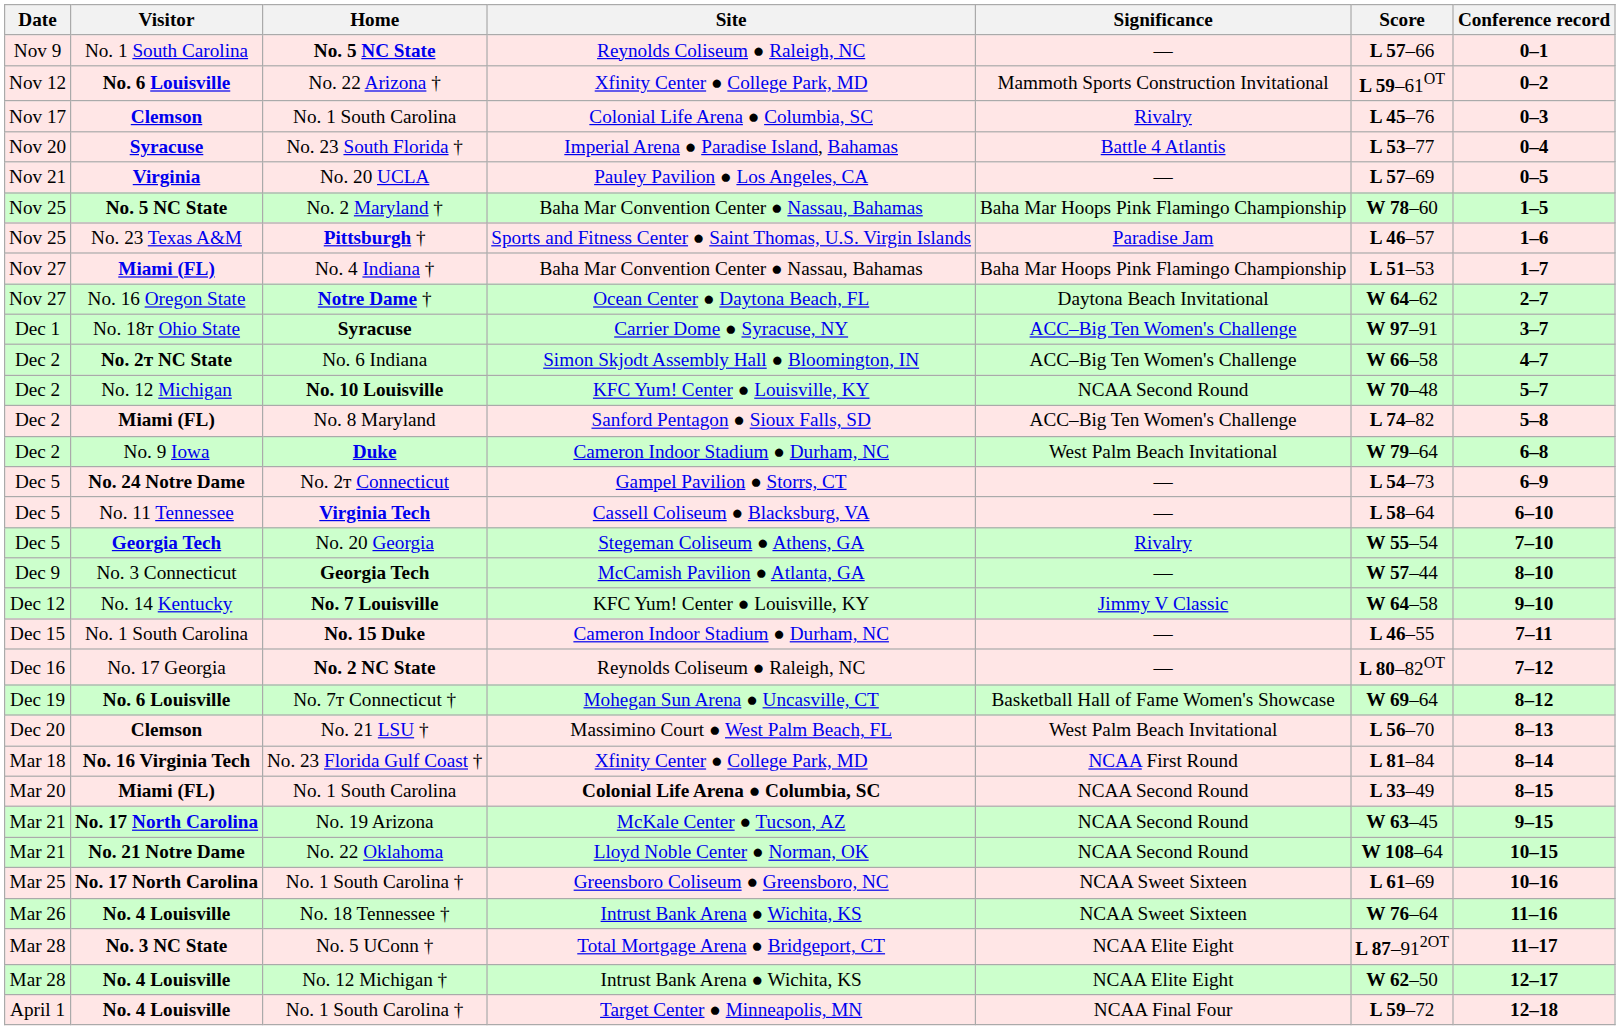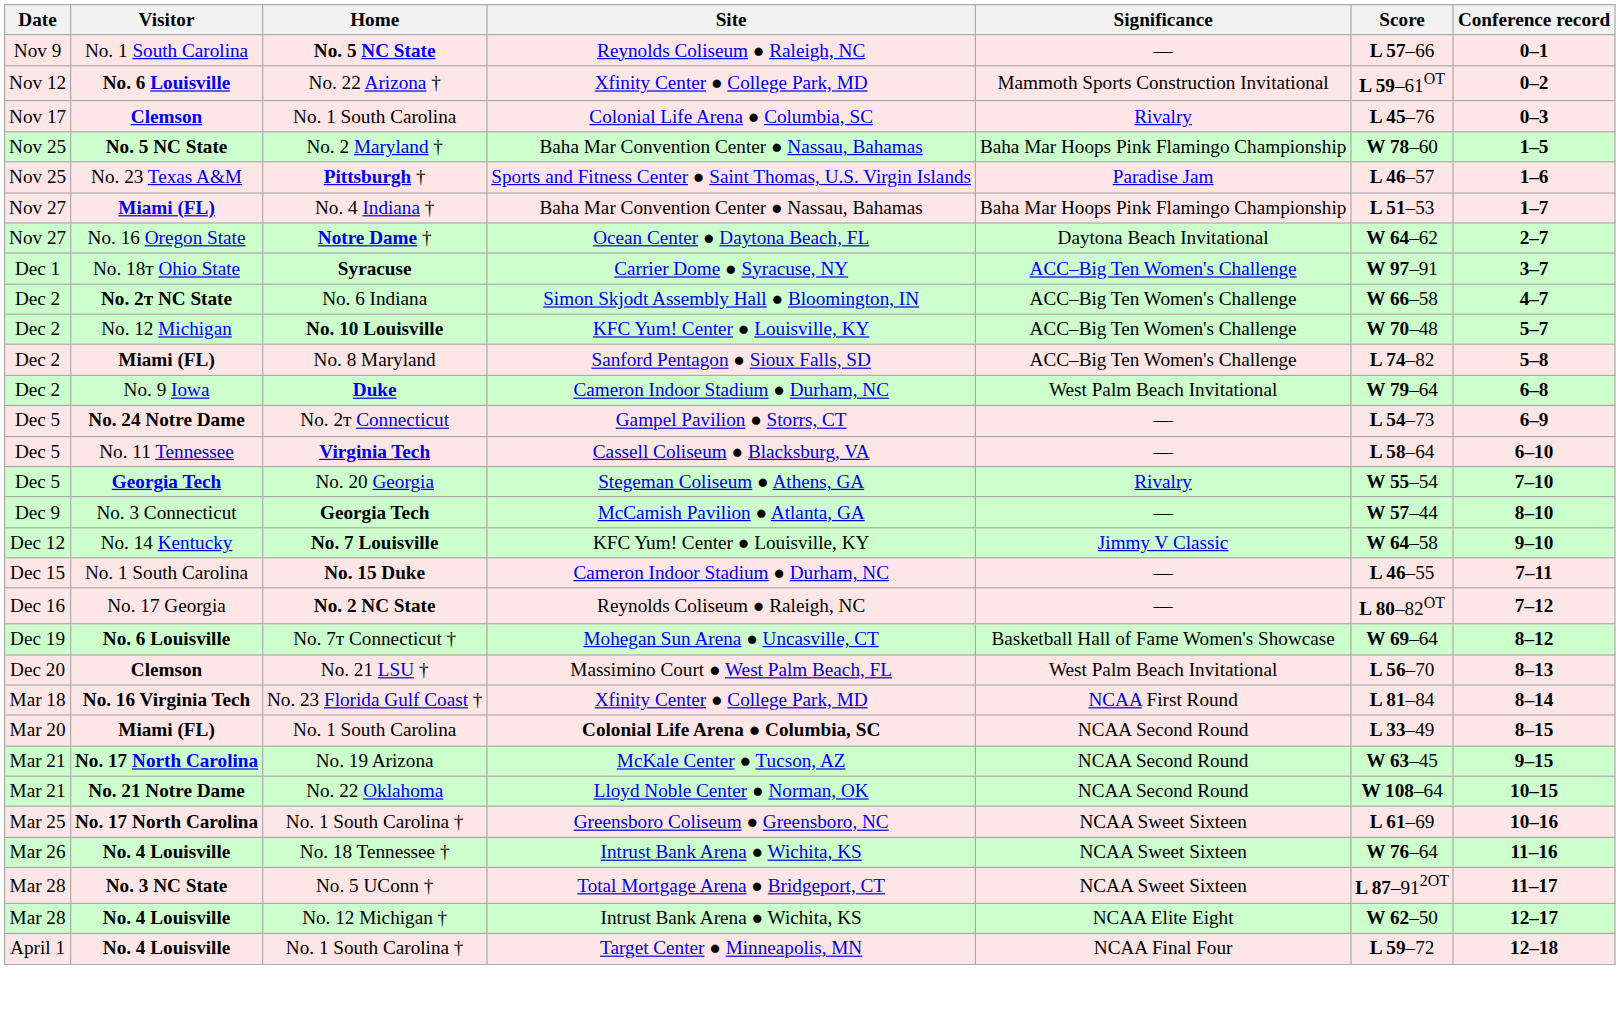- row: (167, 146)
- row: (167, 177)
(1163, 390) NCAA Second Round -> (1163, 329) ACC–Big Ten Women's Challenge
(1163, 946) NCAA Elite Eight -> (1163, 885) NCAA Sweet Sixteen
